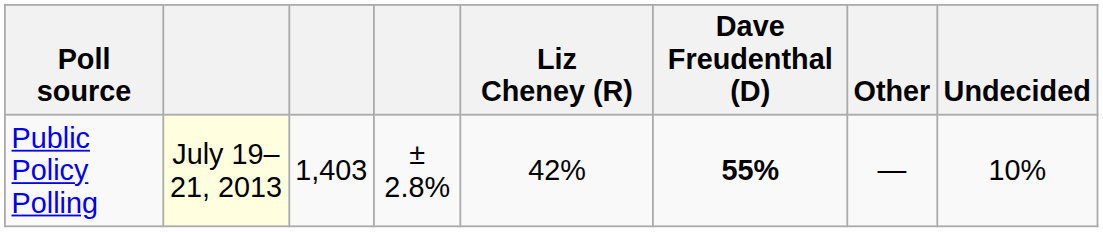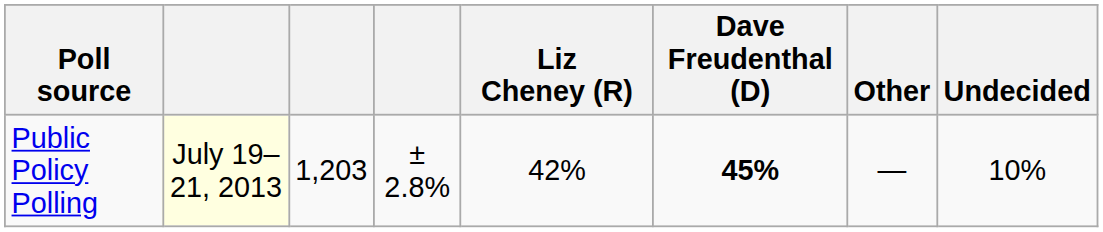(331, 170) 1,403 -> (331, 170) 1,203
(750, 170) 55% -> (750, 170) 45%
